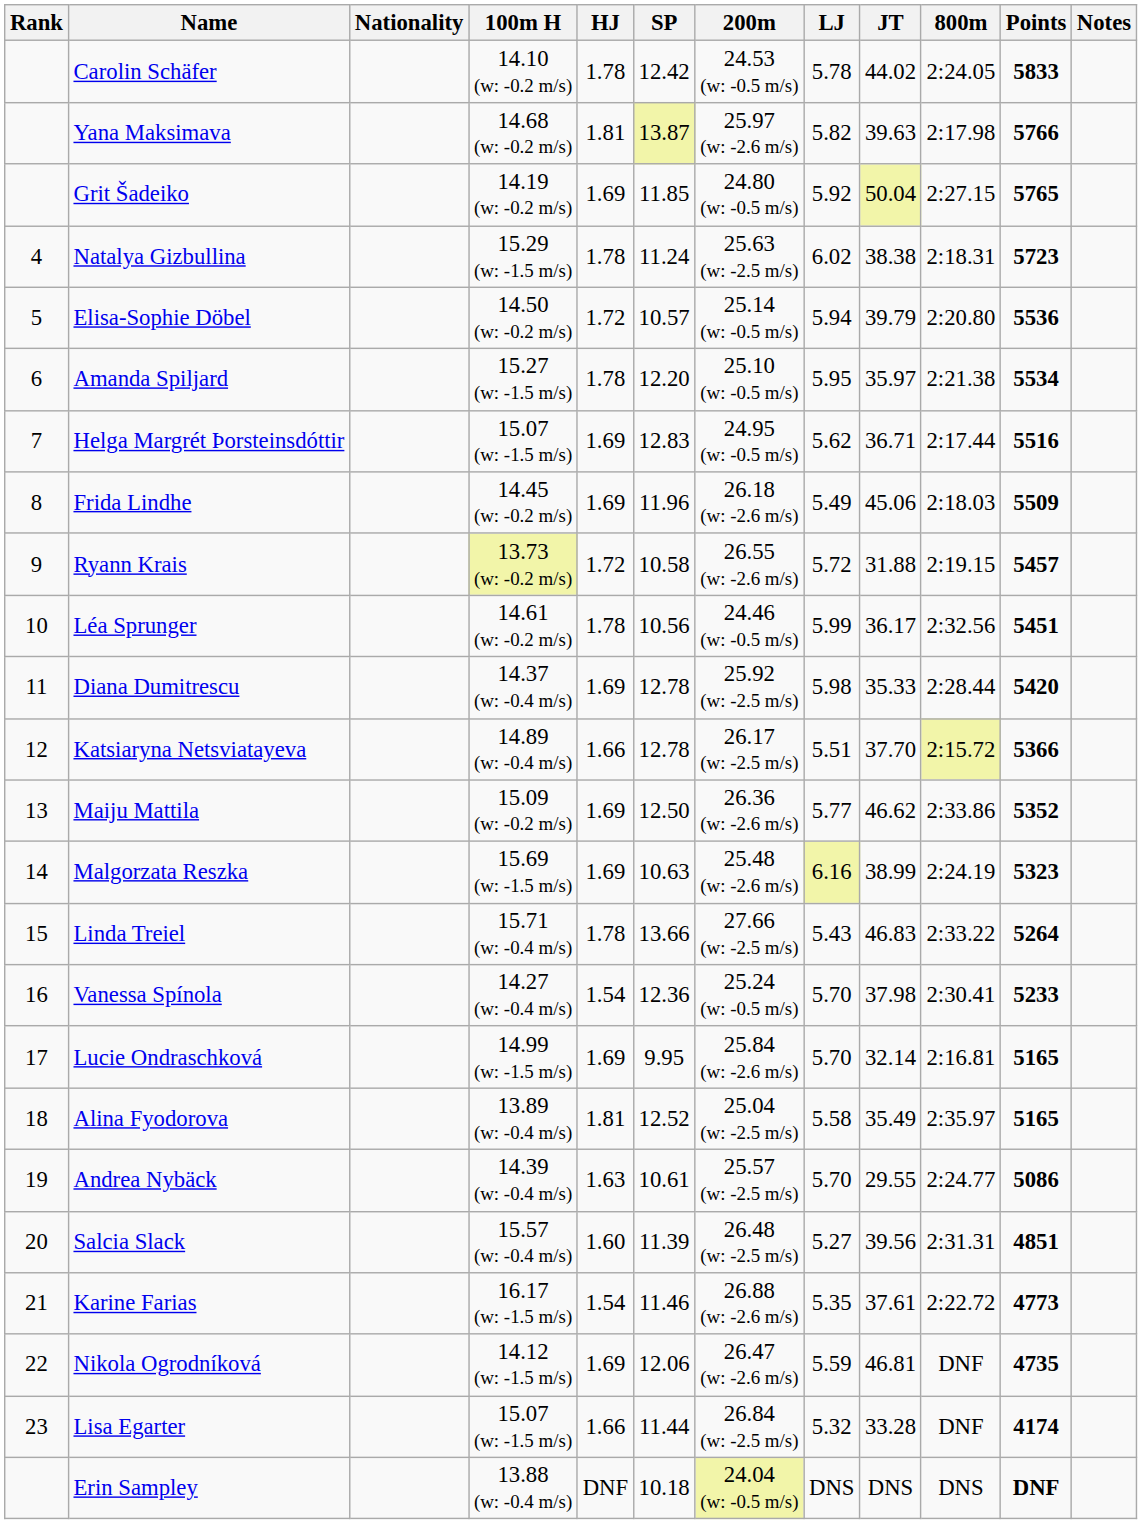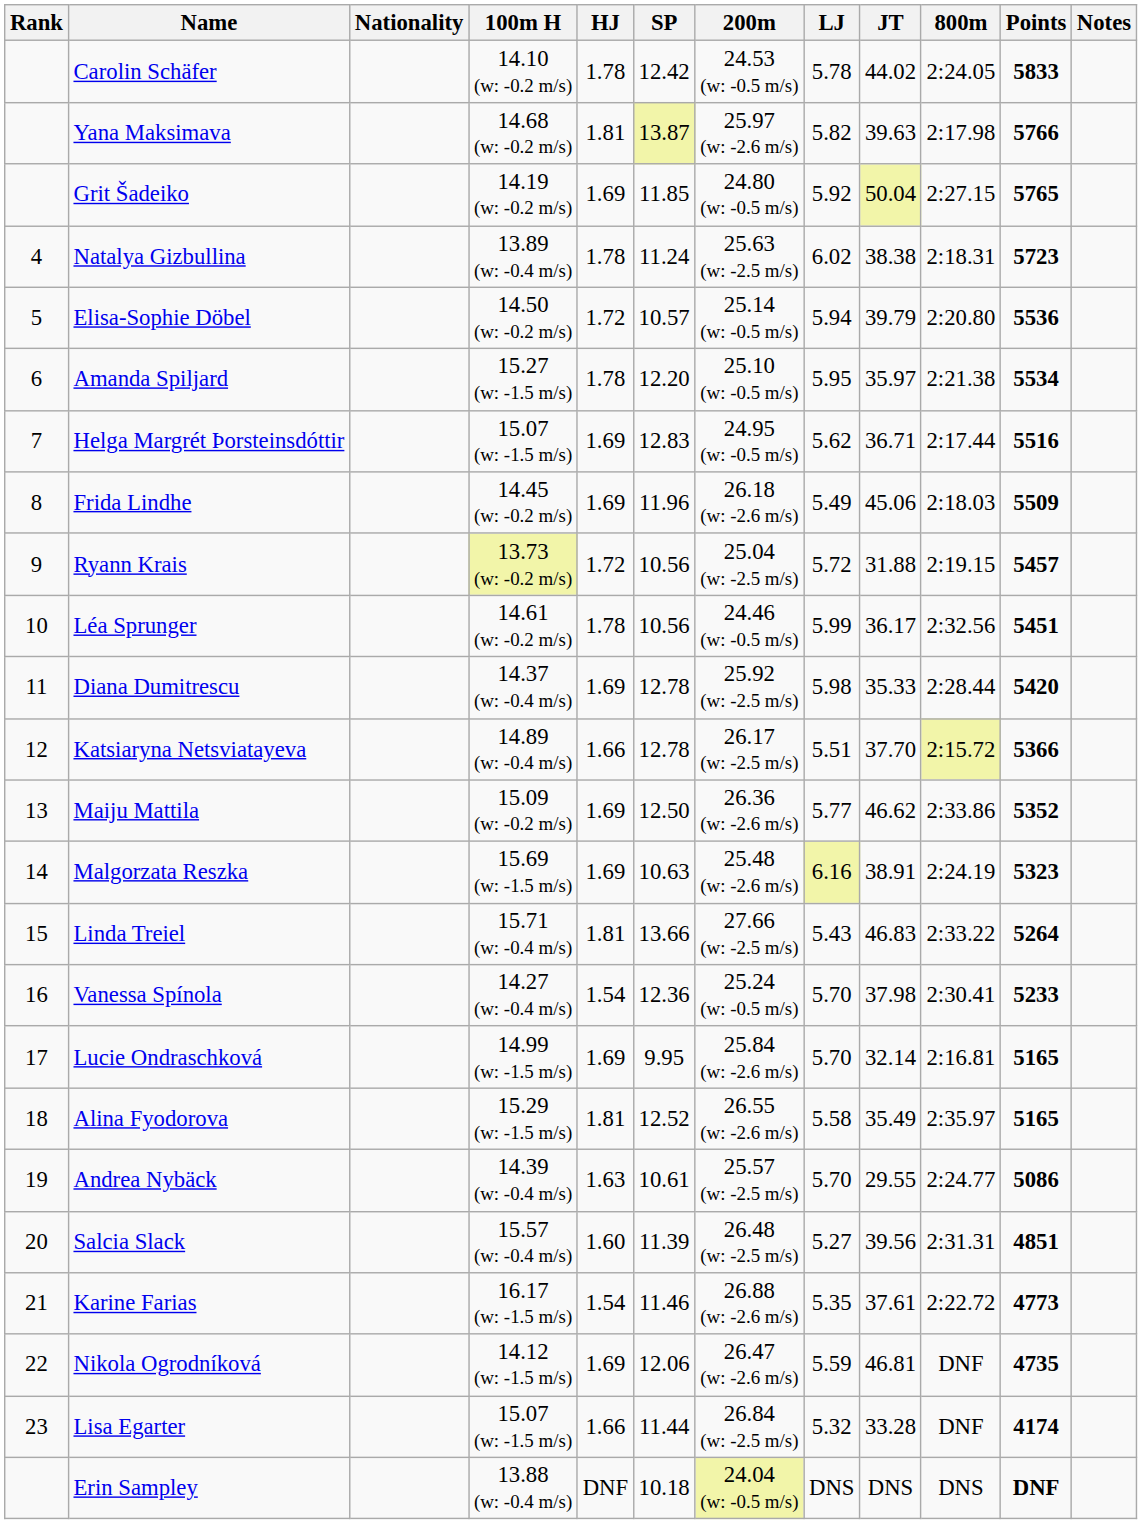(523, 256) 15.29 (w: -1.5 m/s) -> (523, 256) 13.89 (w: -0.4 m/s)
(664, 564) 10.58 -> (664, 564) 10.56
(749, 564) 26.55 (w: -2.6 m/s) -> (749, 564) 25.04 (w: -2.5 m/s)
(890, 872) 38.99 -> (890, 872) 38.91
(605, 933) 1.78 -> (605, 933) 1.81
(523, 1118) 13.89 (w: -0.4 m/s) -> (523, 1118) 15.29 (w: -1.5 m/s)
(749, 1118) 25.04 (w: -2.5 m/s) -> (749, 1118) 26.55 (w: -2.6 m/s)
